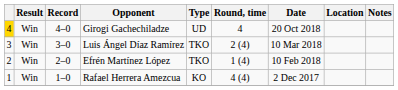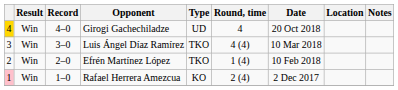(240, 45) 2 (4) -> (240, 45) 4 (4)
(9, 77) no background -> (9, 77) pink background
(240, 77) 4 (4) -> (240, 77) 2 (4)
